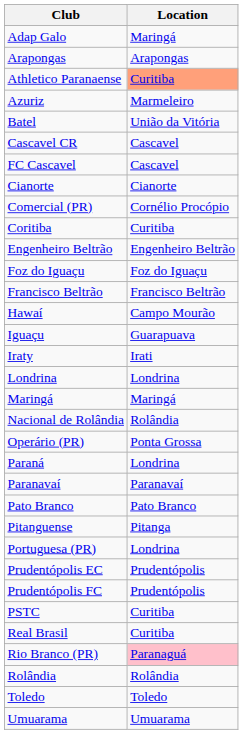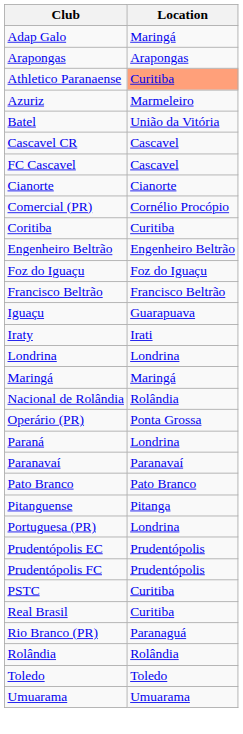- row: (25, 313)
(158, 654) pink background -> (158, 633) no background
